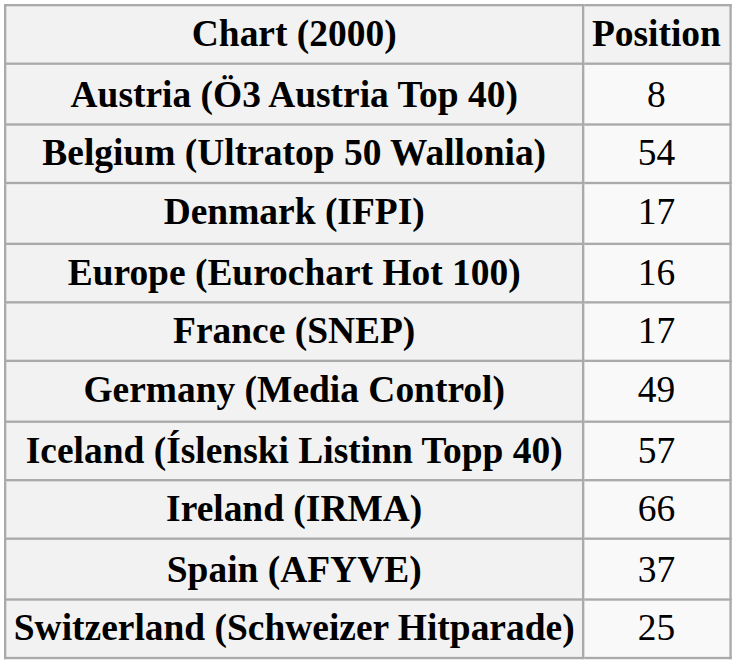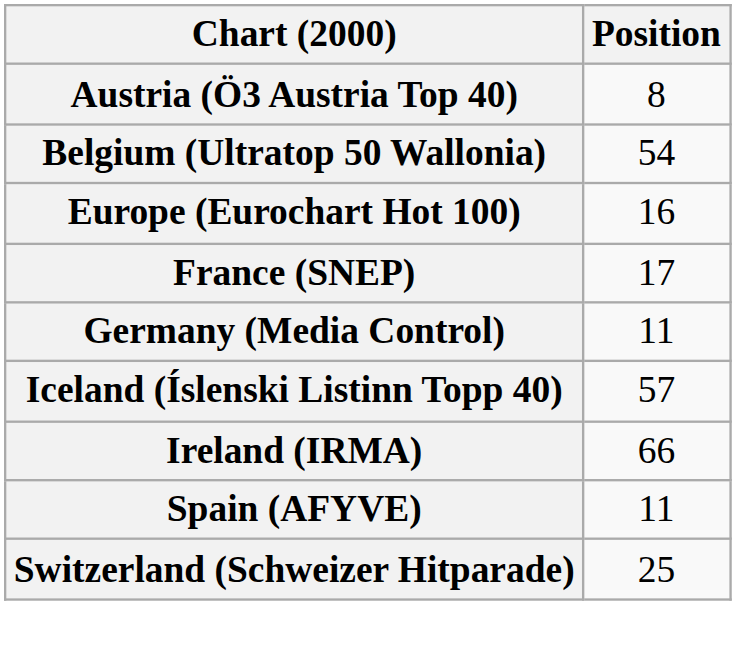- row: (294, 212)
(656, 390) 49 -> (656, 331) 11
(656, 568) 37 -> (656, 509) 11
